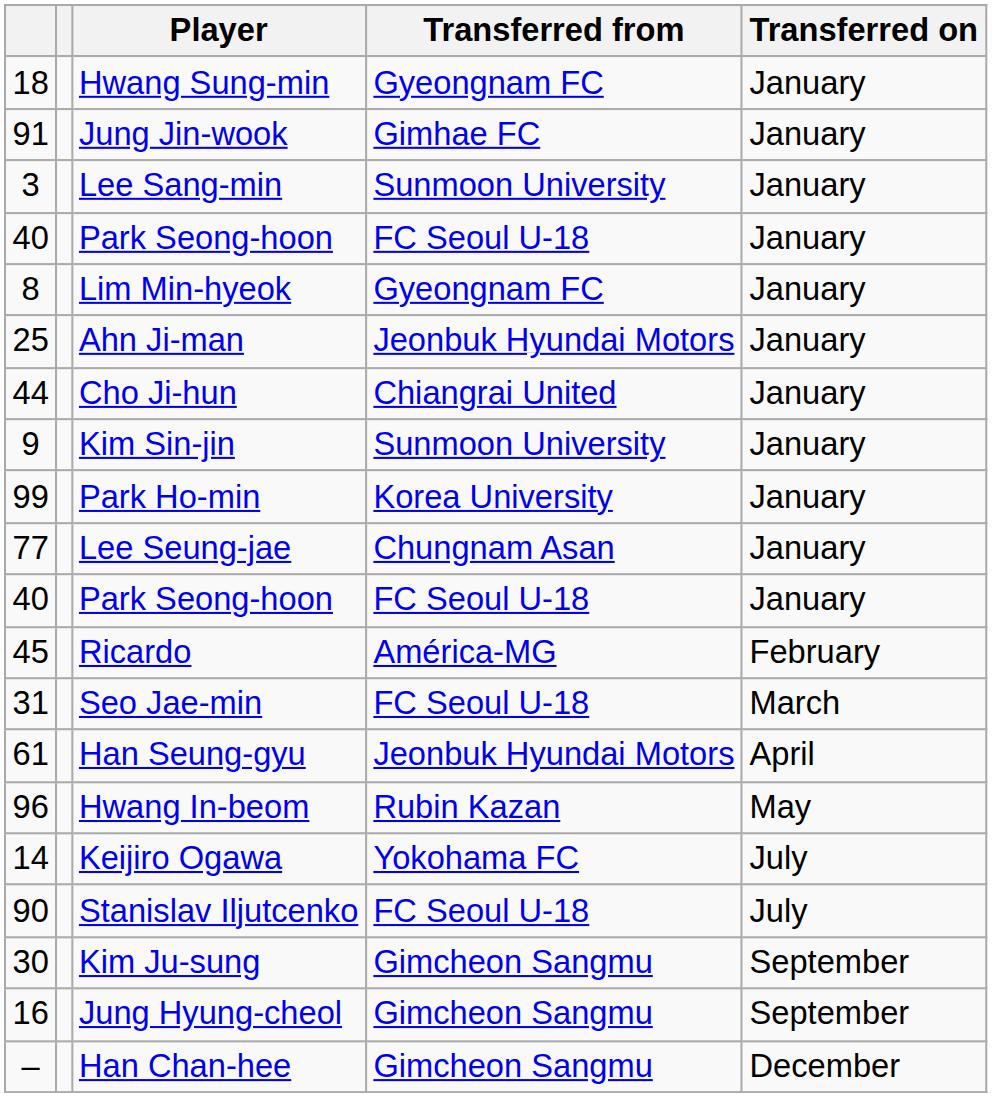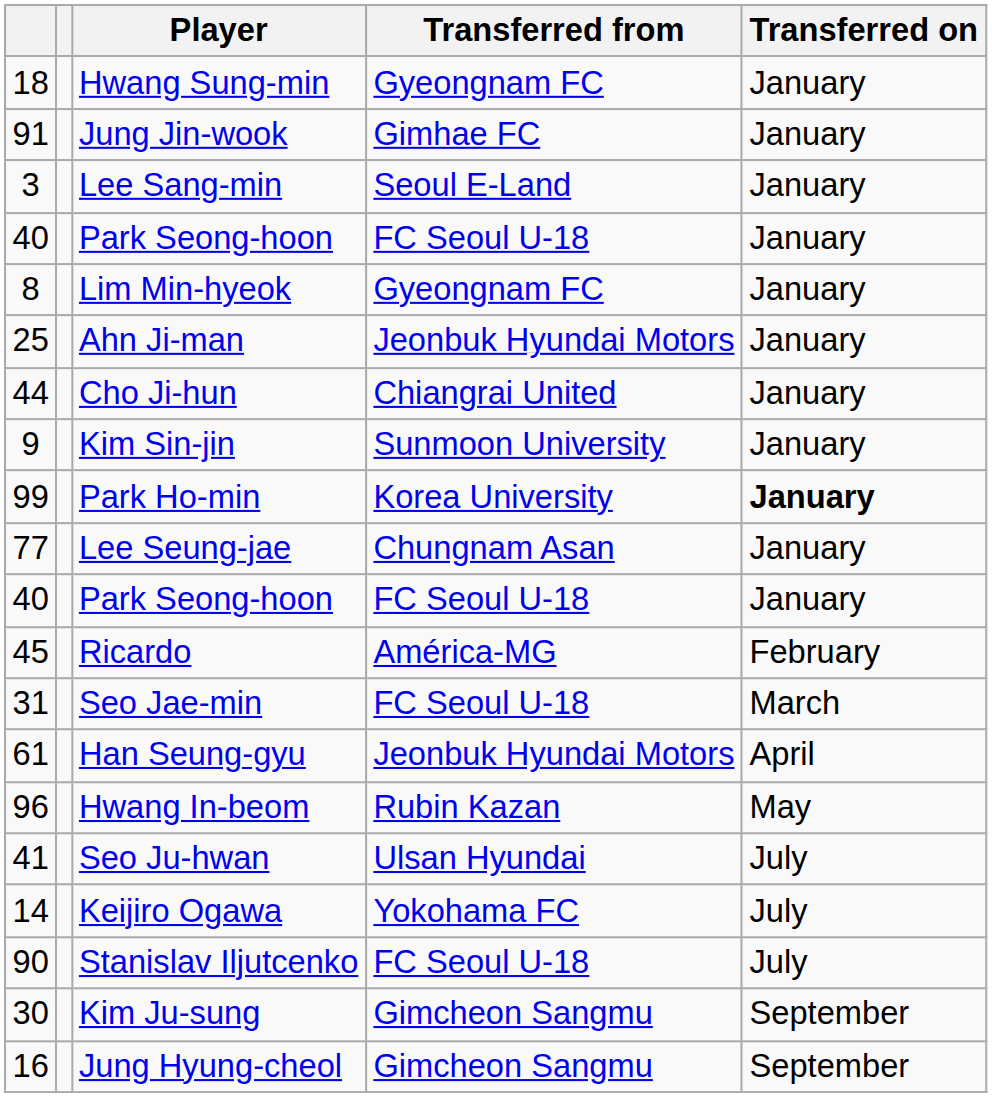(519, 185) Sunmoon University -> (472, 185) Seoul E-Land
(808, 496) normal -> (812, 496) bold
+ row: (31, 858)
- row: (31, 1065)
